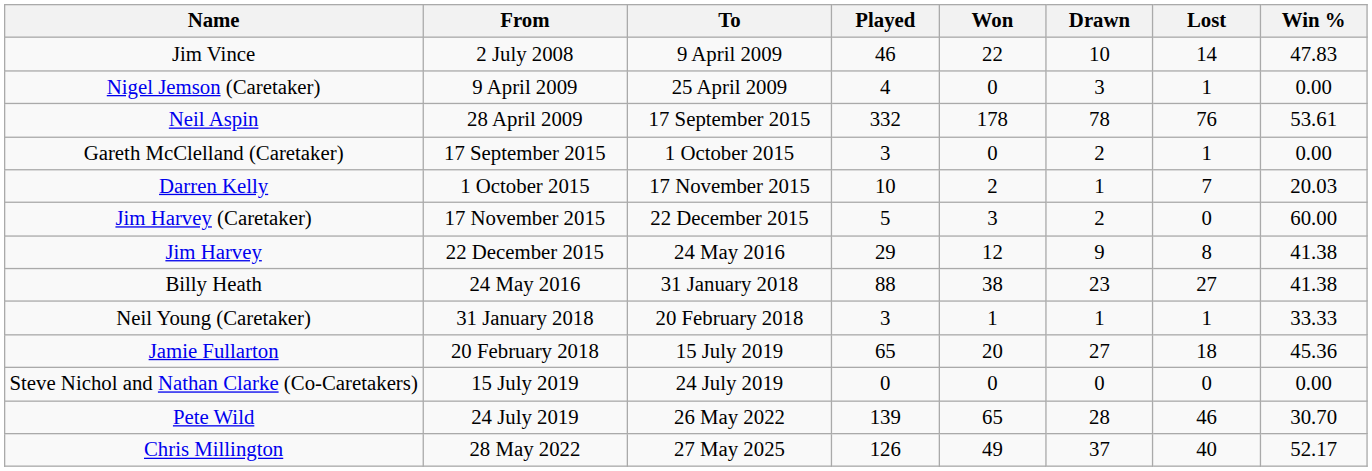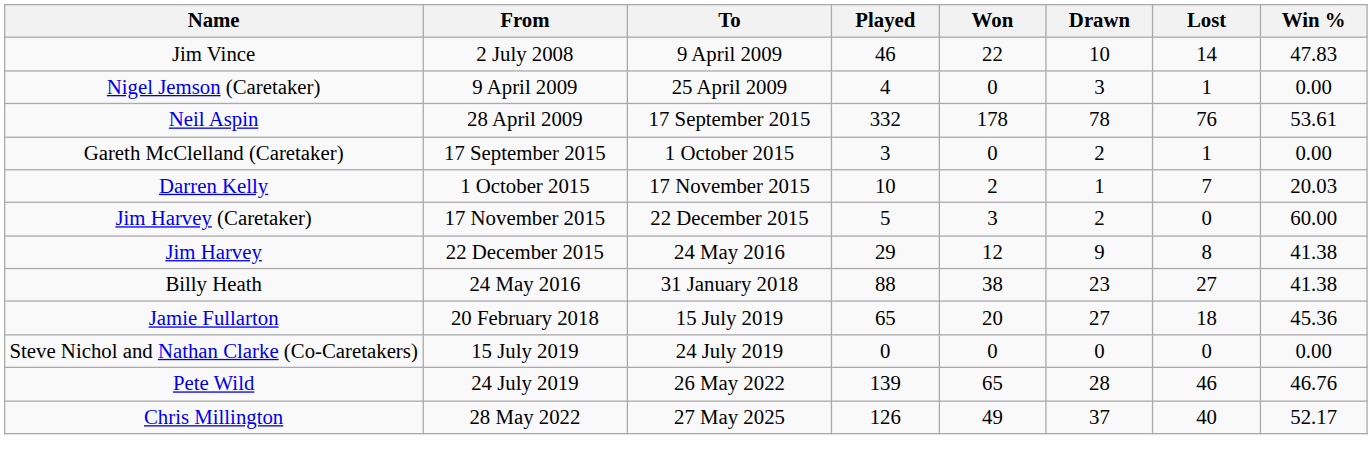- row: (214, 317)
(1314, 416) 30.70 -> (1314, 383) 46.76
